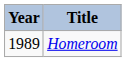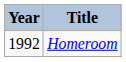(24, 43) 1989 -> (24, 43) 1992
